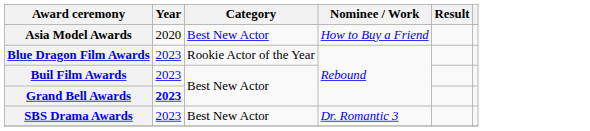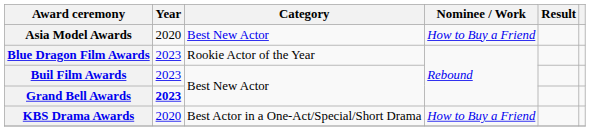+ row: (79, 116)
- row: (79, 116)
